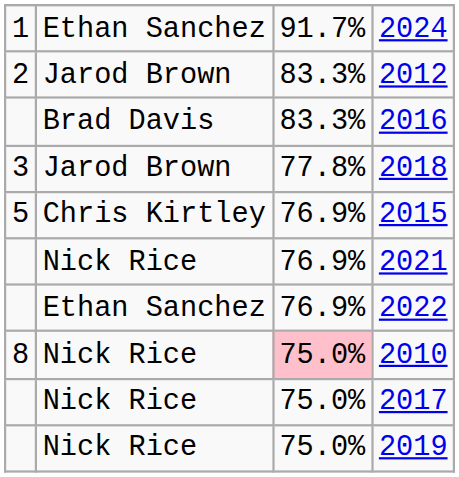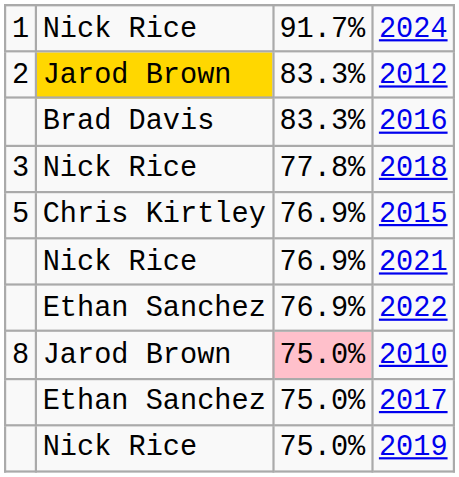(154, 28) Ethan Sanchez -> (120, 28) Nick Rice
(137, 75) no background -> (137, 75) gold background
(137, 168) Jarod Brown -> (120, 168) Nick Rice
(120, 355) Nick Rice -> (137, 355) Jarod Brown
(120, 401) Nick Rice -> (154, 401) Ethan Sanchez
